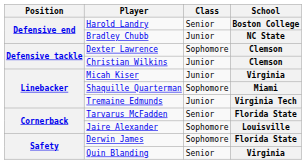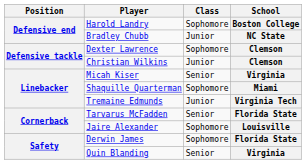(200, 24) Senior -> (207, 24) Sophomore
(200, 75) Junior -> (200, 75) Senior
